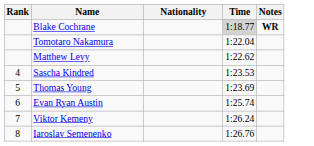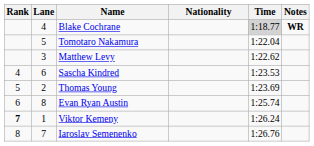+ column: (44, 12)
(18, 118) normal -> (18, 118) bold
